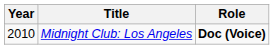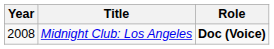(21, 34) 2010 -> (21, 34) 2008
